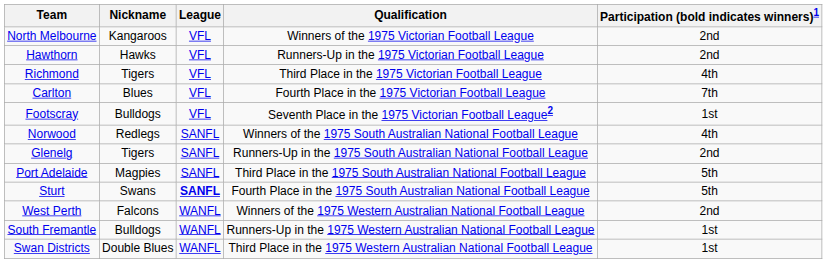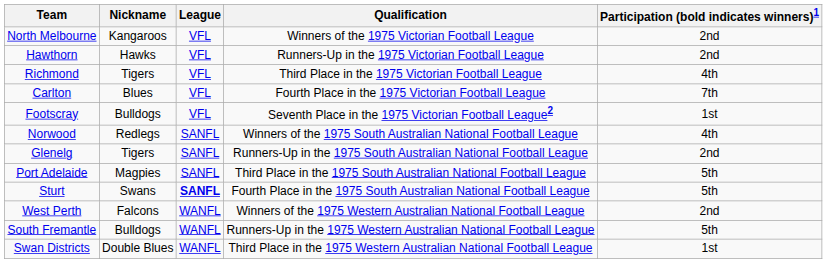(710, 229) 1st -> (710, 229) 5th
